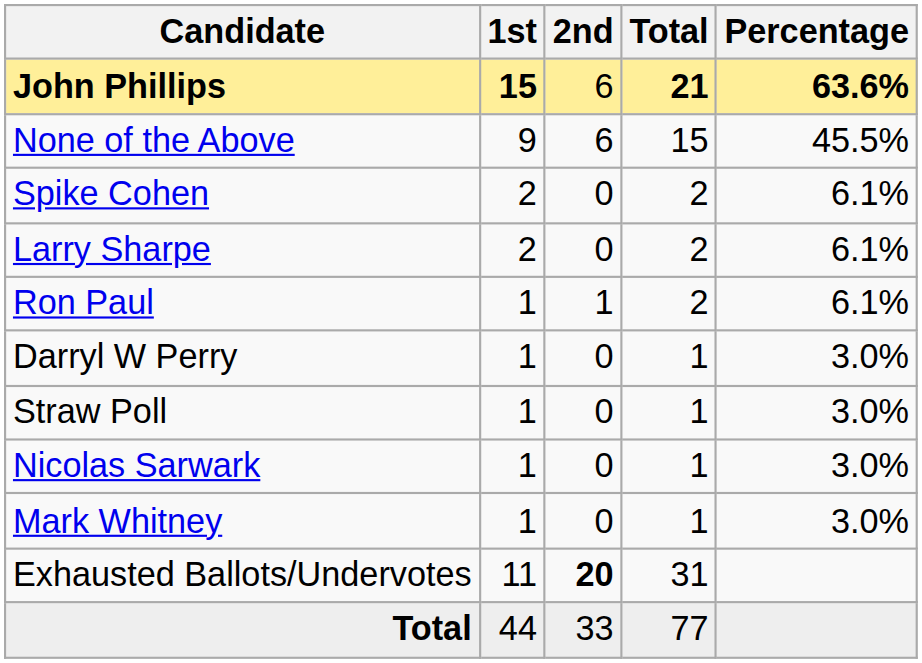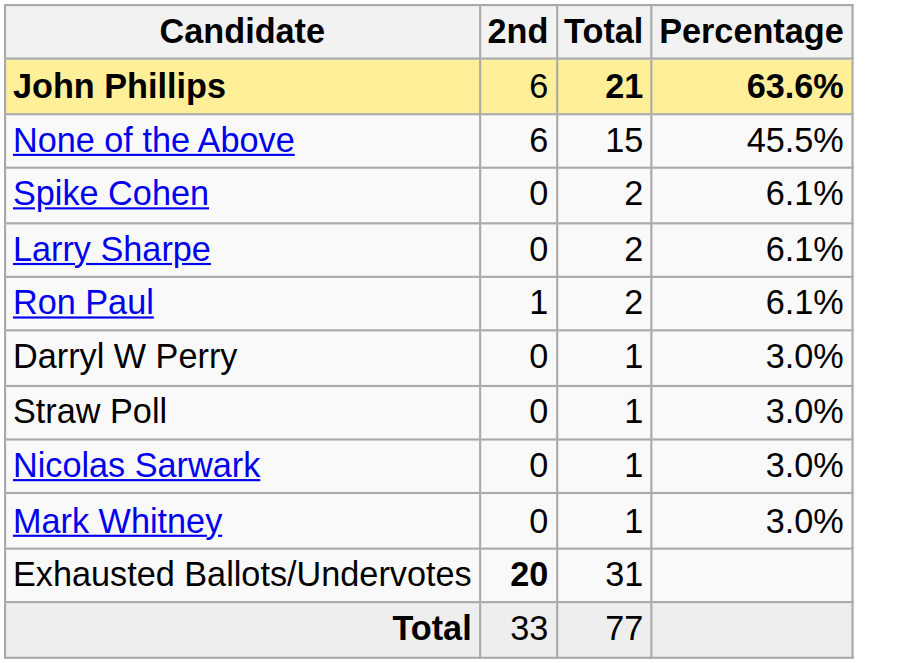- column: (512, 31)
